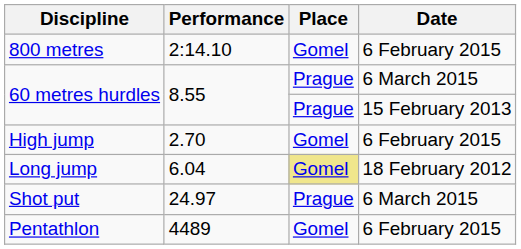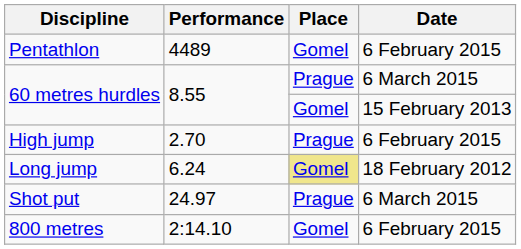rows swapped: (56, 49) <-> (54, 229)
(323, 109) Prague -> (321, 109) Gomel
(321, 139) Gomel -> (323, 139) Prague
(187, 169) 6.04 -> (187, 169) 6.24
